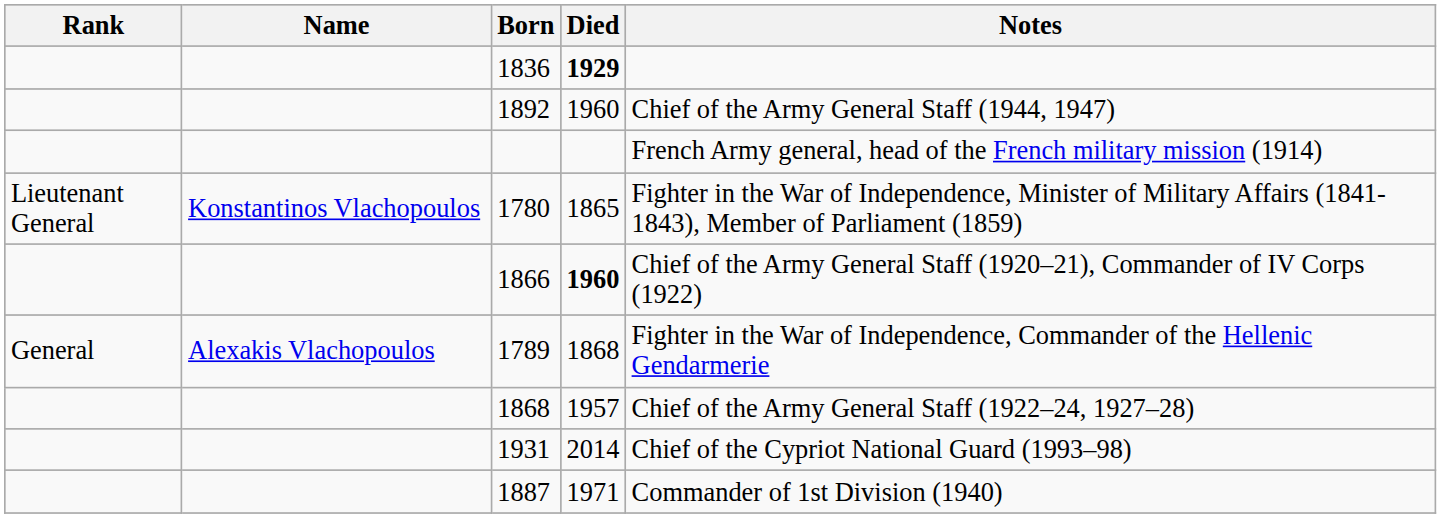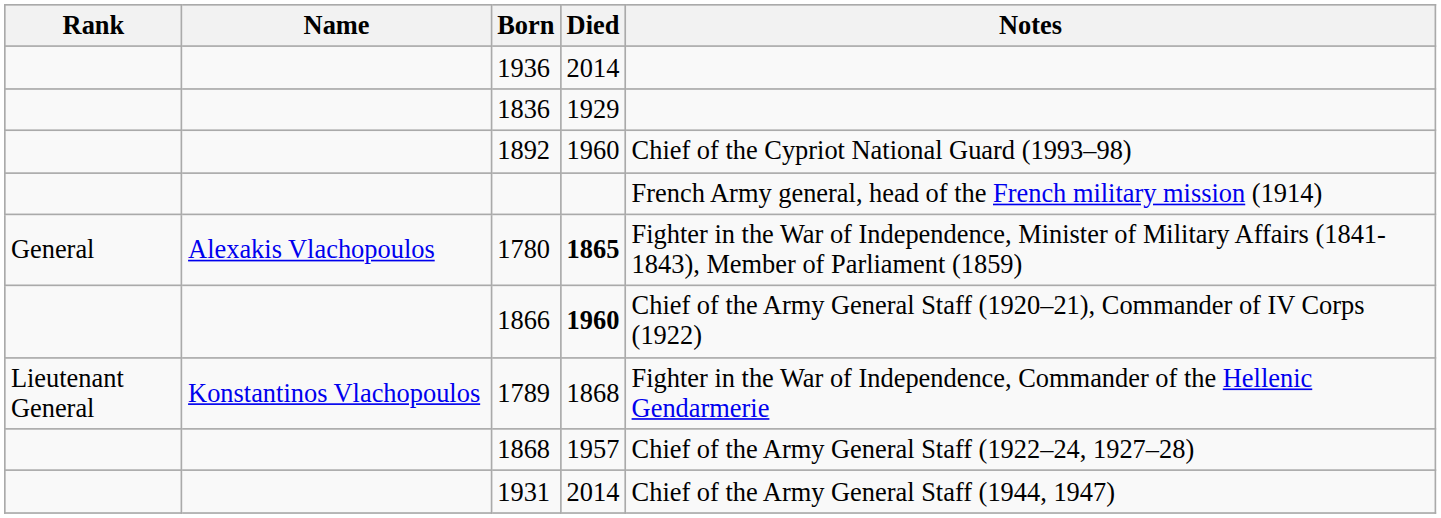+ row: (524, 67)
(593, 67) bold -> (593, 109) normal
(873, 109) Chief of the Army General Staff (1944, 1947) -> (882, 151) Chief of the Cypriot National Guard (1993–98)
(67, 207) Lieutenant General -> (53, 249) General
(334, 207) Konstantinos Vlachopoulos -> (311, 249) Alexakis Vlachopoulos
(593, 207) normal -> (593, 249) bold
(53, 350) General -> (67, 392) Lieutenant General
(311, 350) Alexakis Vlachopoulos -> (334, 392) Konstantinos Vlachopoulos
(882, 449) Chief of the Cypriot National Guard (1993–98) -> (873, 491) Chief of the Army General Staff (1944, 1947)
- row: (524, 491)
